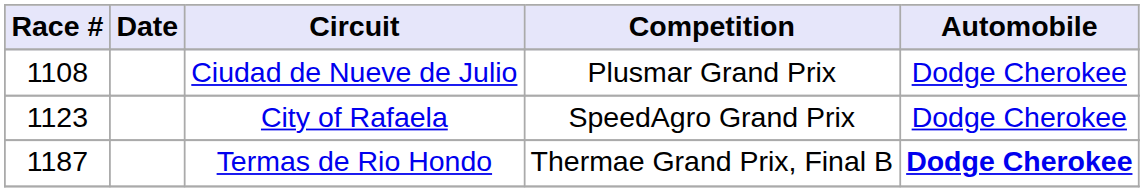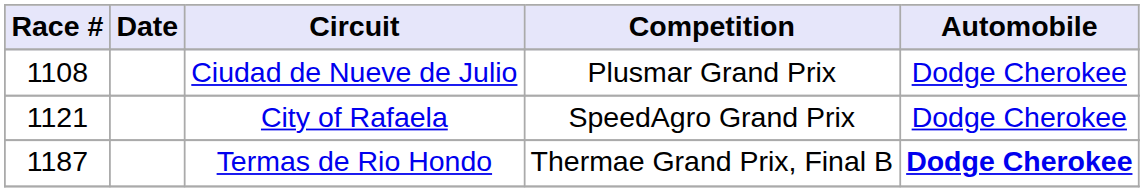(57, 117) 1123 -> (57, 117) 1121
